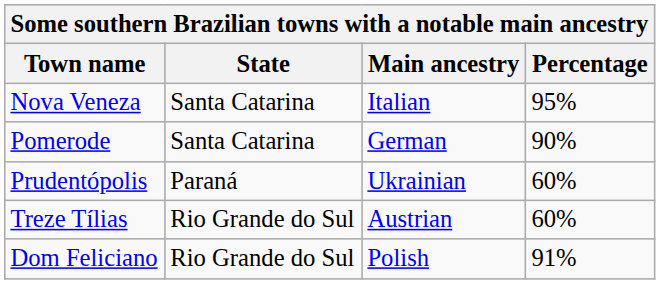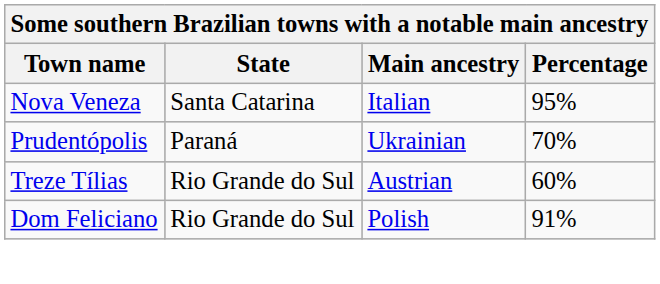- row: (60, 141)
(554, 180) 60% -> (554, 141) 70%
